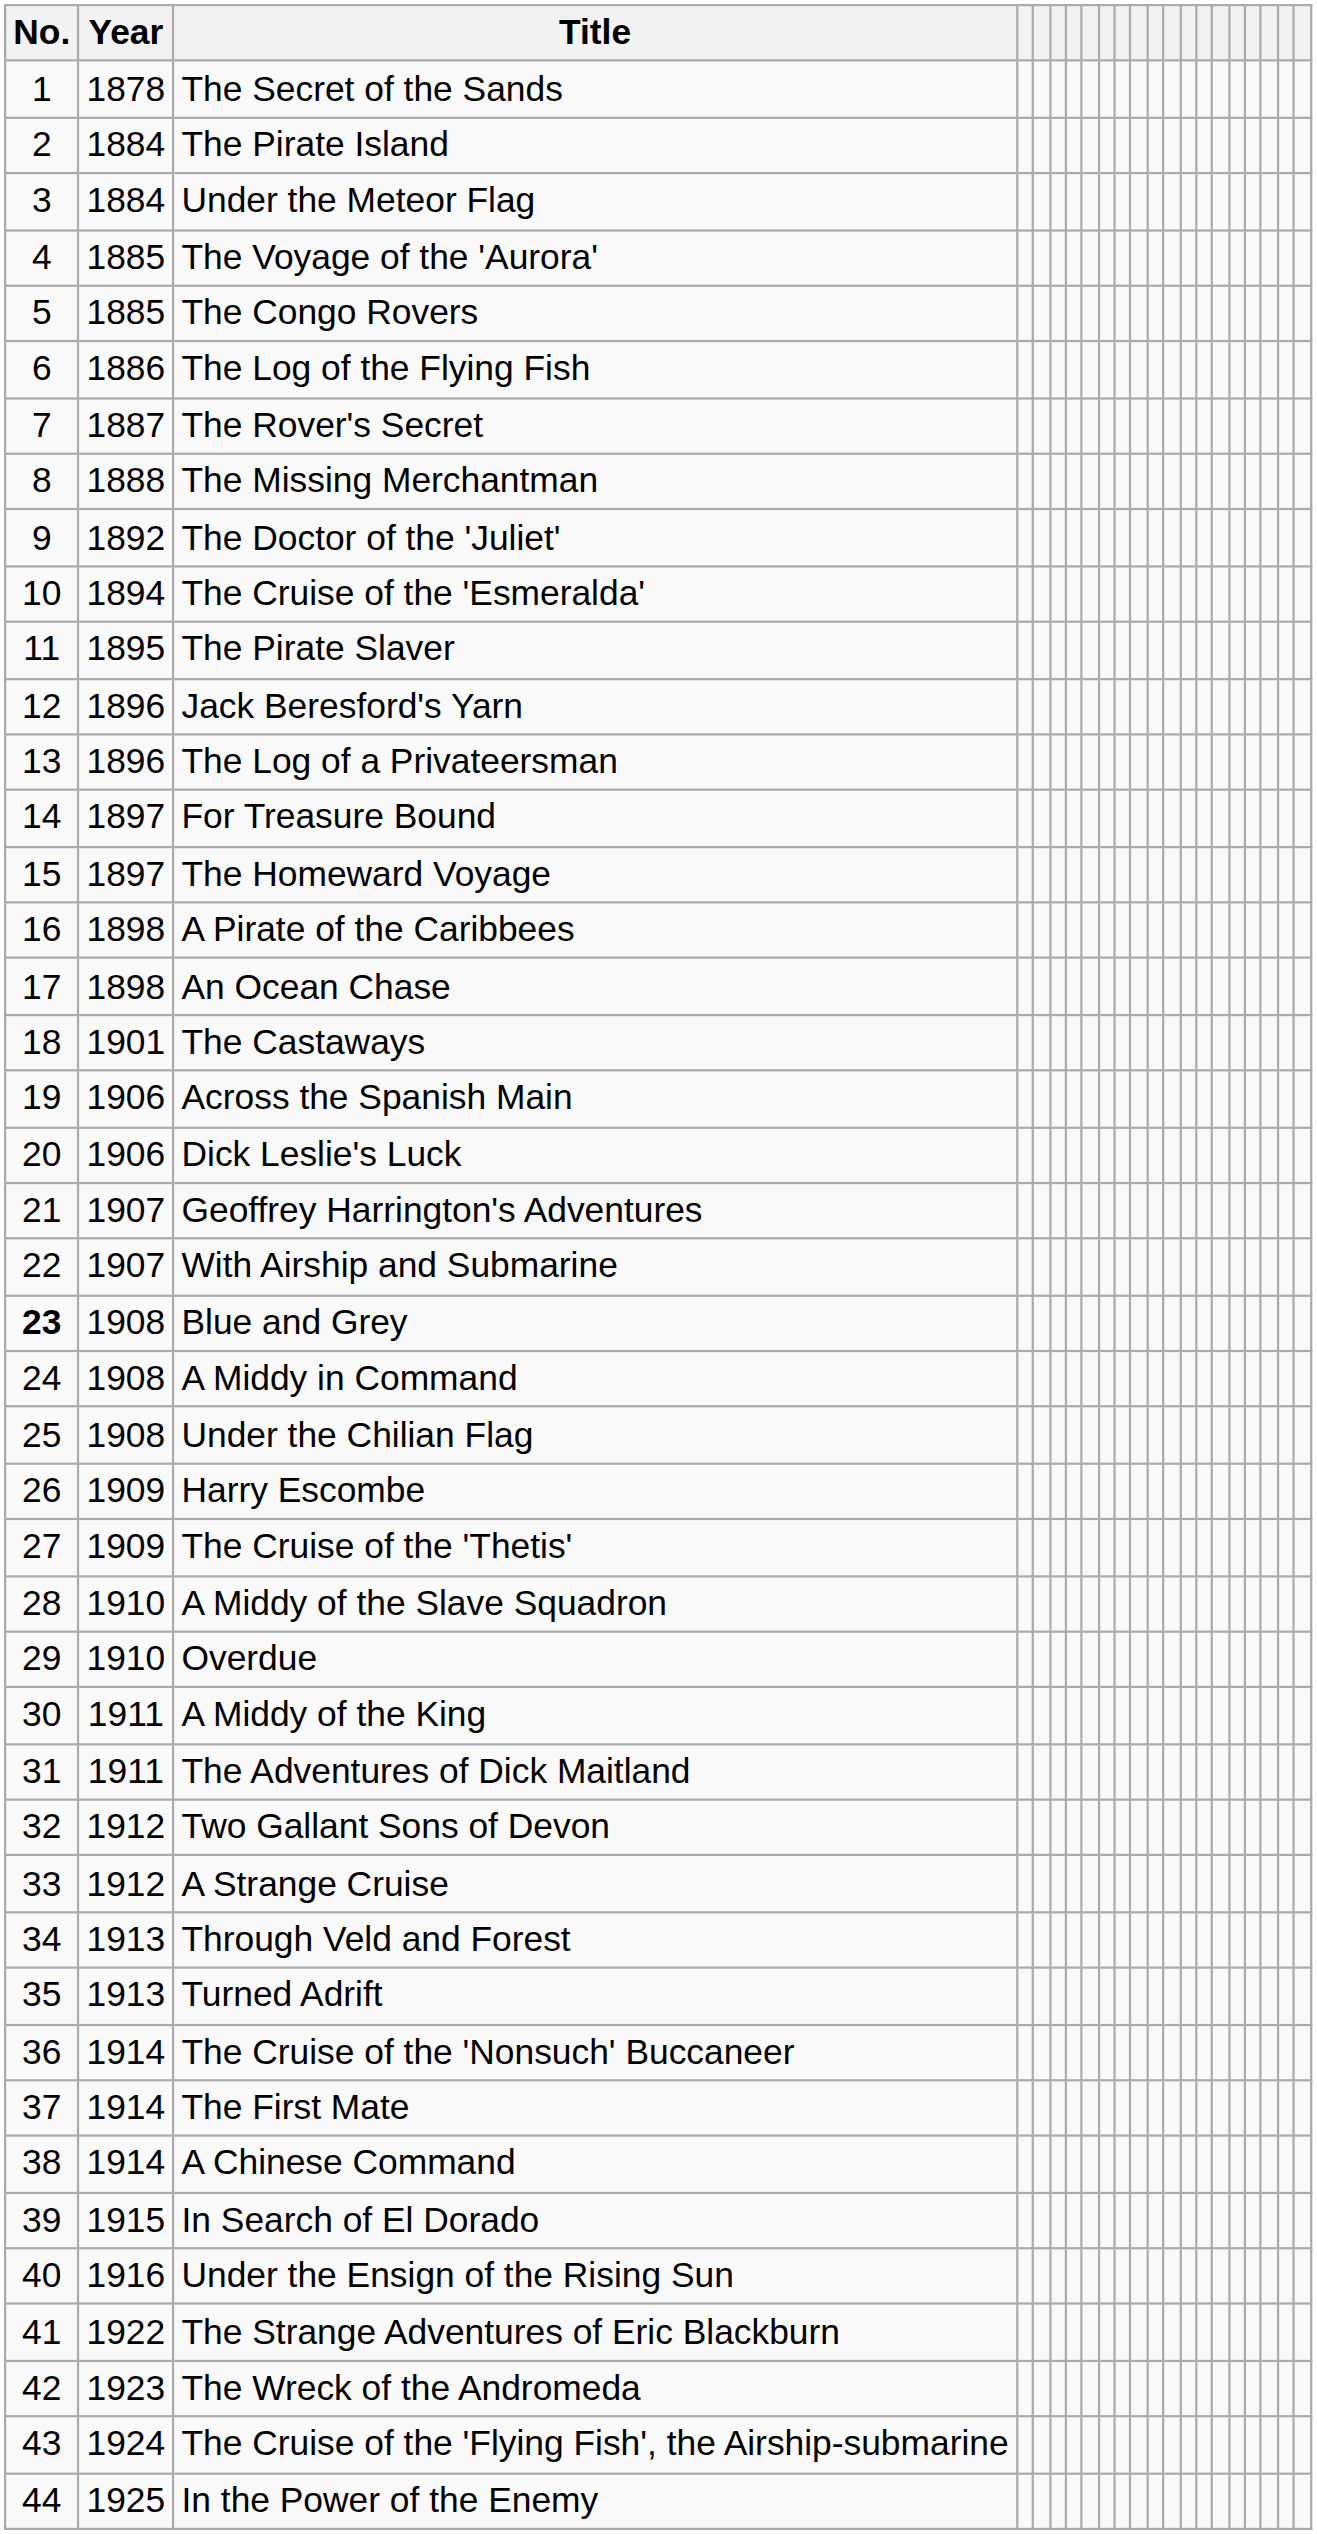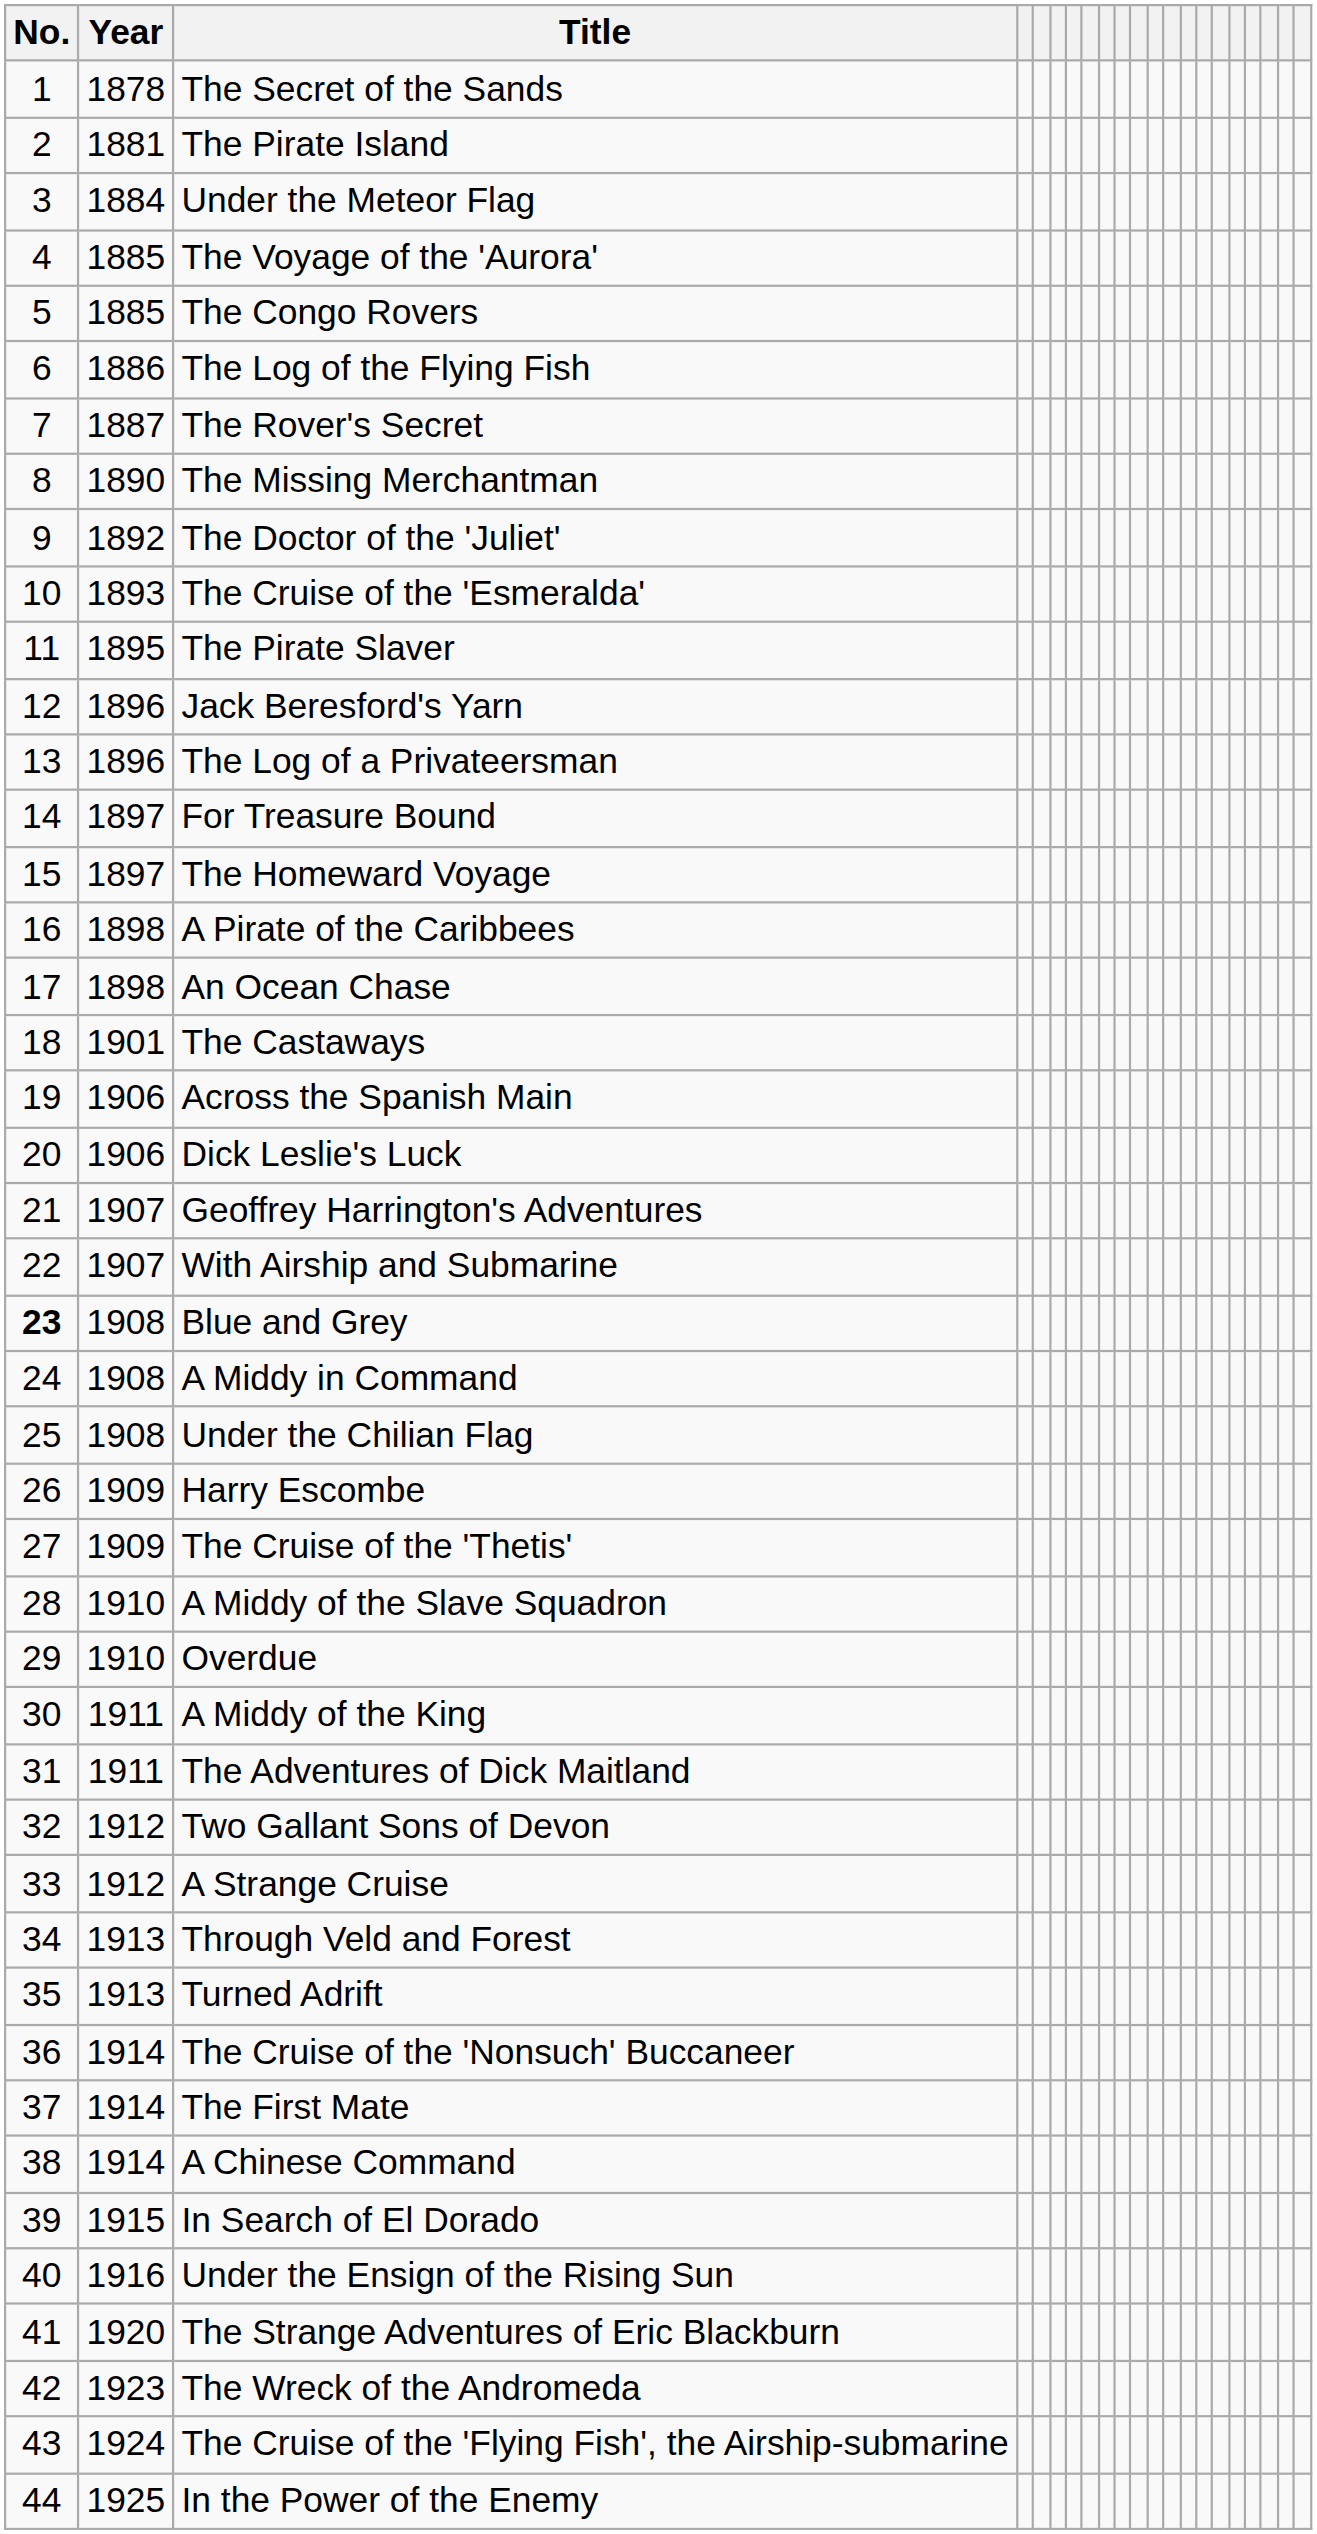(126, 144) 1884 -> (126, 144) 1881
(126, 481) 1888 -> (126, 481) 1890
(126, 593) 1894 -> (126, 593) 1893
(126, 2331) 1922 -> (126, 2331) 1920
